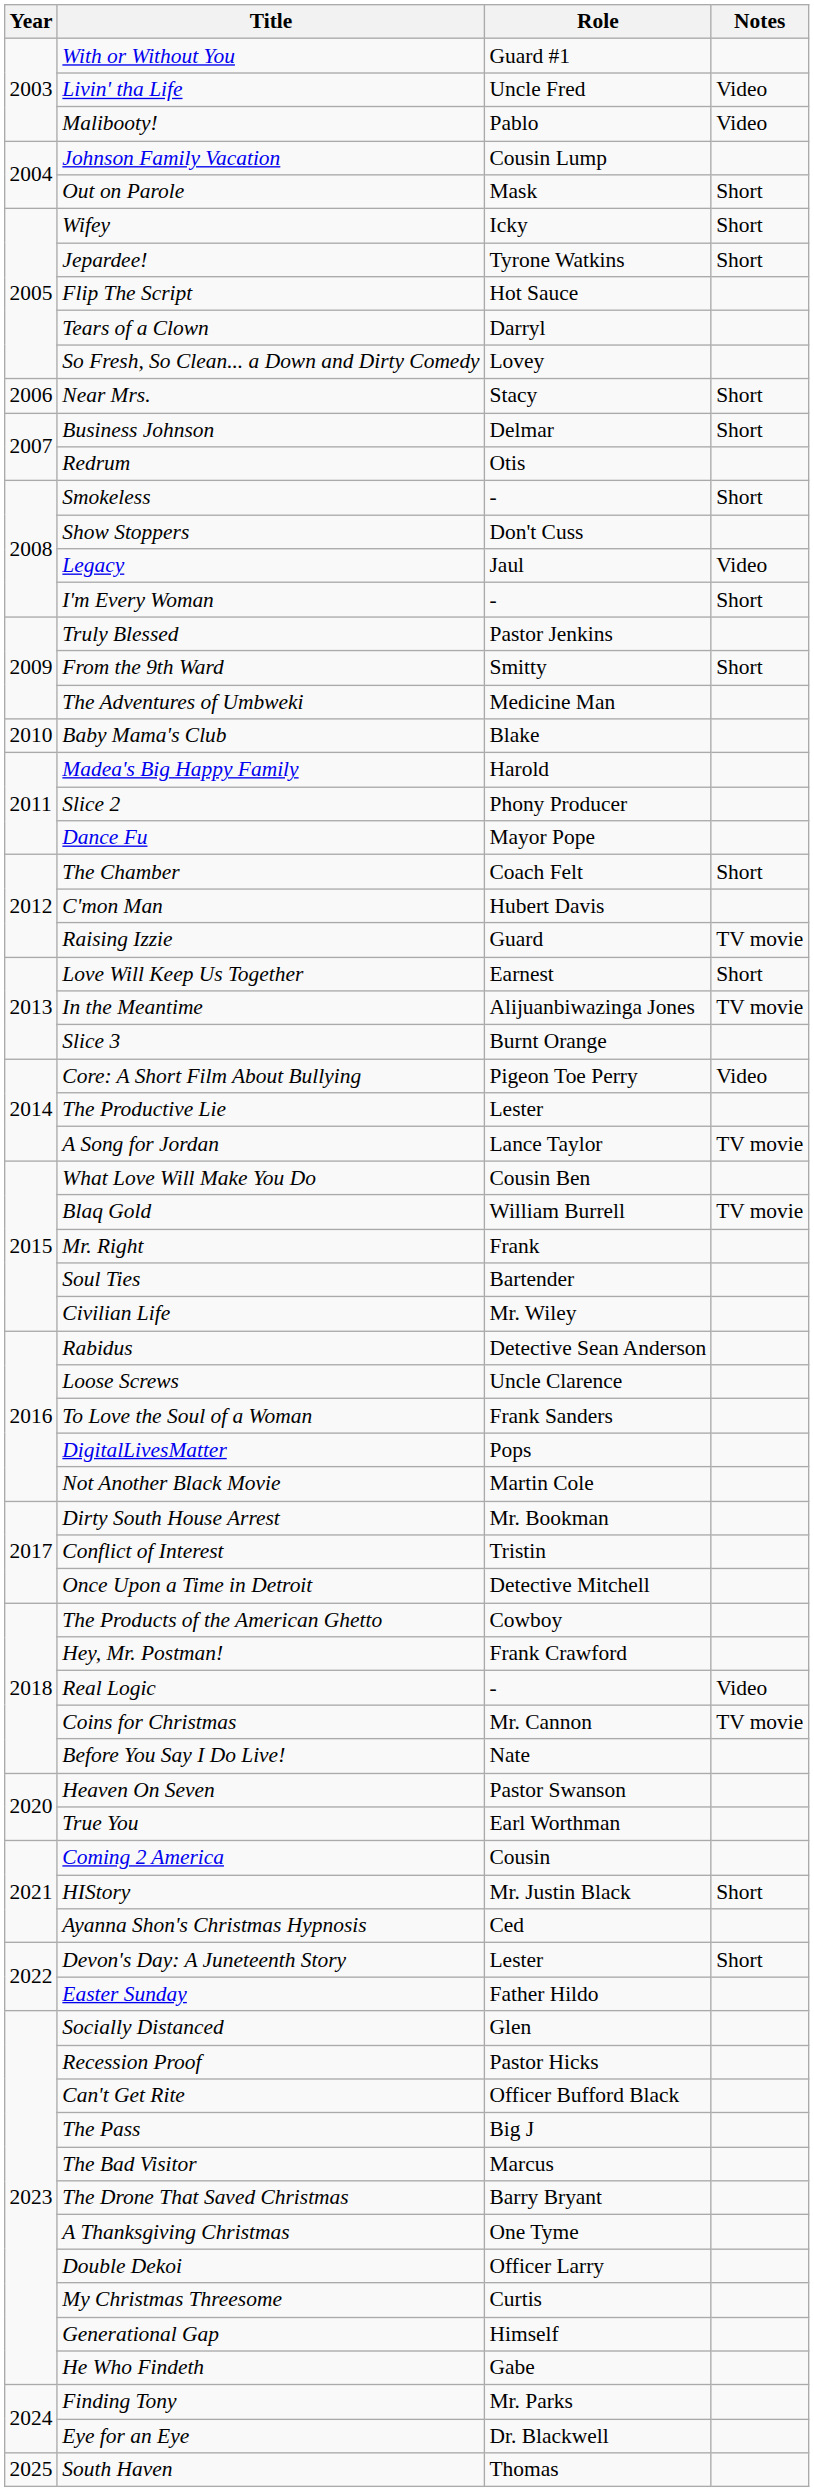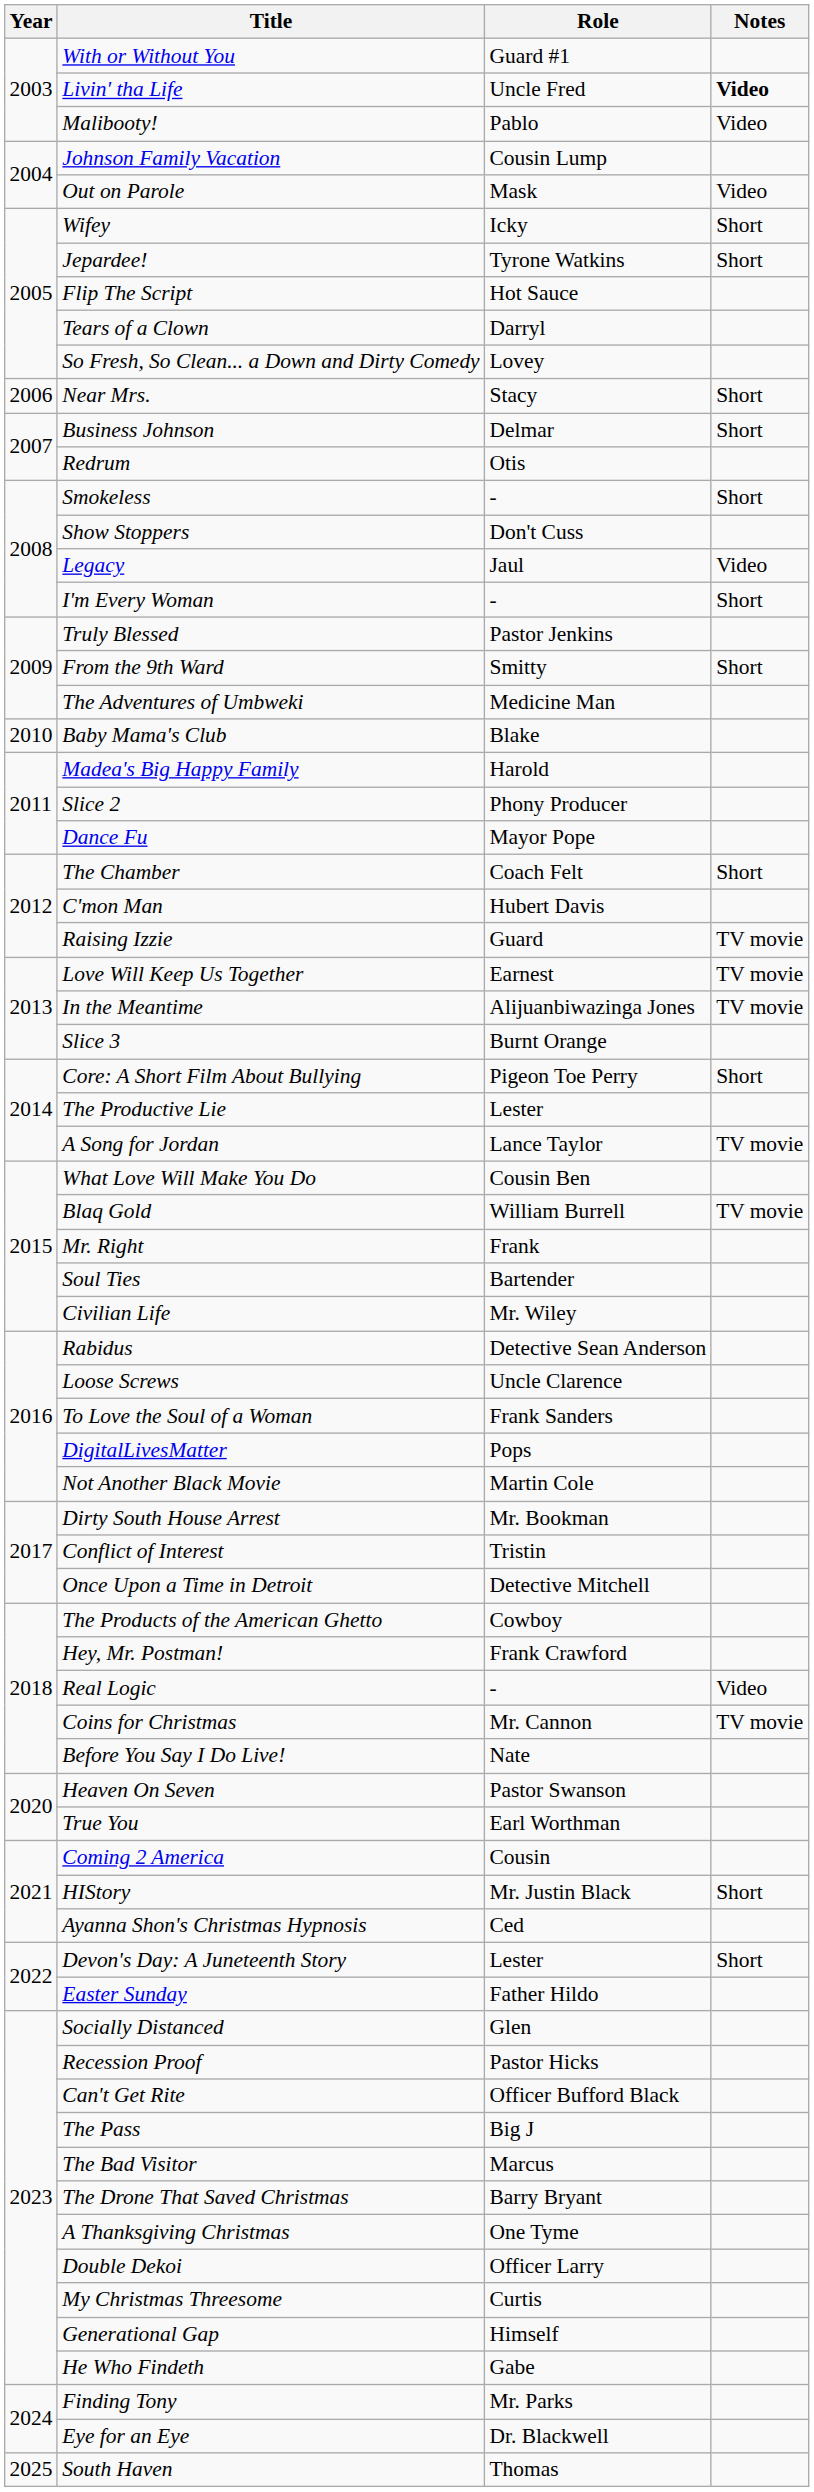(742, 89) normal -> (743, 89) bold
(739, 191) Short -> (742, 191) Video
(739, 973) Short -> (760, 973) TV movie
(742, 1075) Video -> (739, 1075) Short
